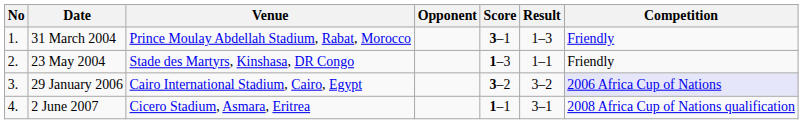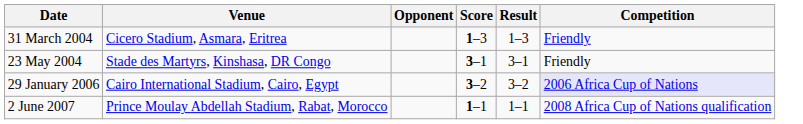- column: (16, 15)
(270, 38) Prince Moulay Abdellah Stadium, Rabat, Morocco -> (196, 38) Cicero Stadium, Asmara, Eritrea
(500, 38) 3–1 -> (476, 38) 1–3
(500, 61) 1–3 -> (476, 61) 3–1
(542, 61) 1–1 -> (518, 61) 3–1
(220, 107) Cicero Stadium, Asmara, Eritrea -> (247, 107) Prince Moulay Abdellah Stadium, Rabat, Morocco
(542, 107) 3–1 -> (518, 107) 1–1
